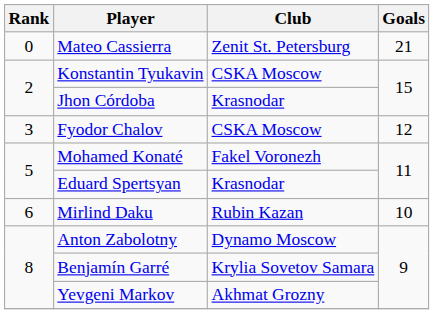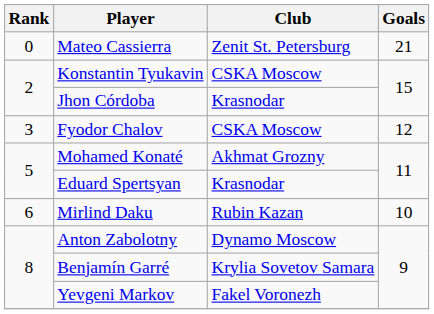(266, 156) Fakel Voronezh -> (268, 156) Akhmat Grozny
(268, 294) Akhmat Grozny -> (266, 294) Fakel Voronezh
